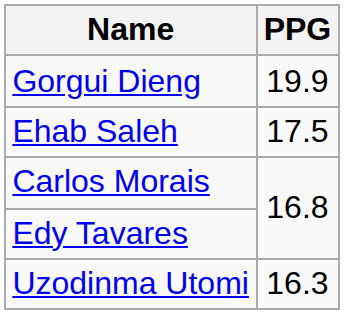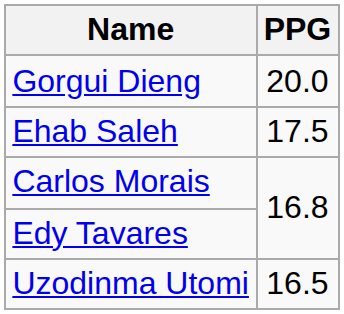(297, 80) 19.9 -> (297, 80) 20.0
(297, 283) 16.3 -> (297, 283) 16.5
